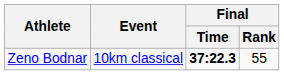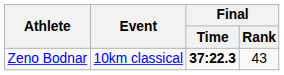(259, 59) 55 -> (259, 59) 43
